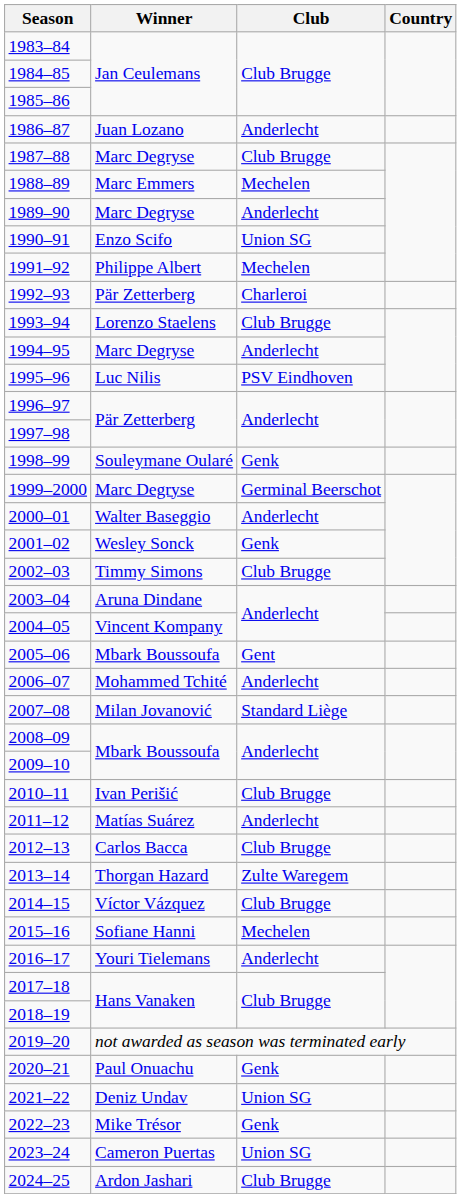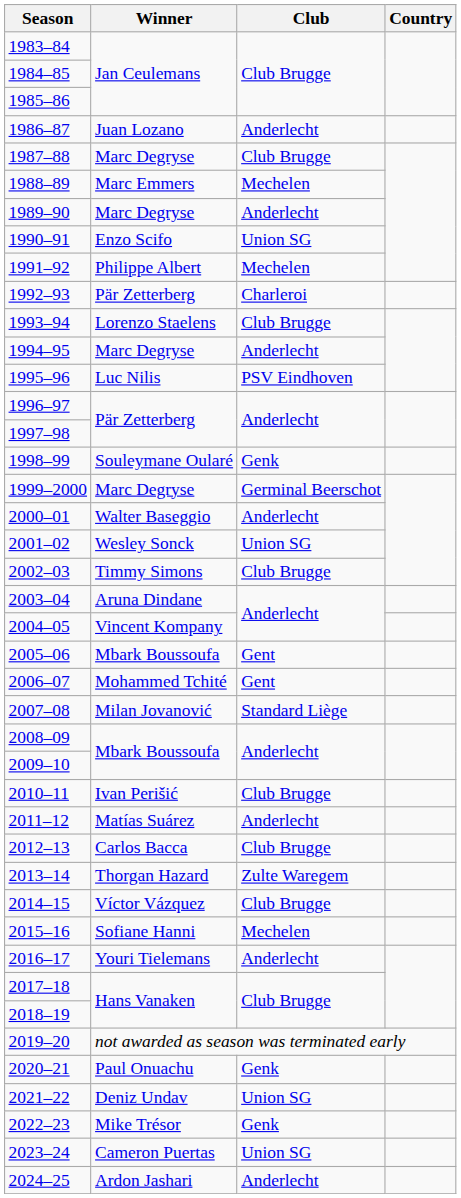(260, 543) Genk -> (276, 543) Union SG
(280, 682) Anderlecht -> (258, 682) Gent
(286, 1179) Club Brugge -> (280, 1179) Anderlecht
